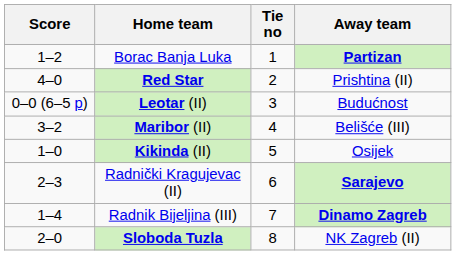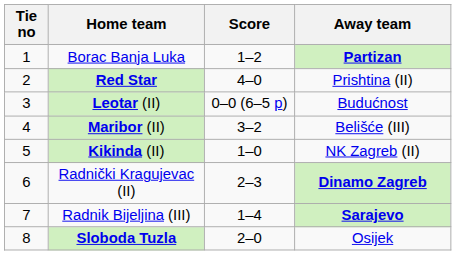columns swapped: (273, 24) <-> (50, 24)
(373, 151) Osijek -> (373, 151) NK Zagreb (II)
(373, 183) Sarajevo -> (373, 183) Dinamo Zagreb
(373, 214) Dinamo Zagreb -> (373, 214) Sarajevo
(373, 238) NK Zagreb (II) -> (373, 238) Osijek
